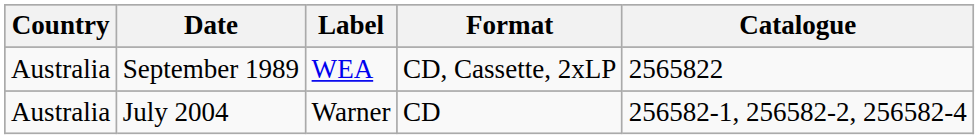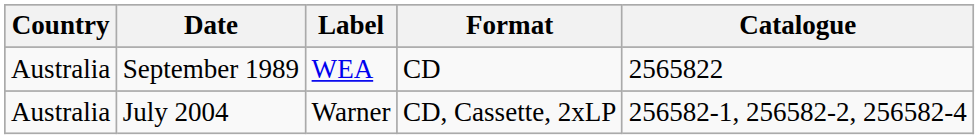(510, 68) CD, Cassette, 2xLP -> (422, 68) CD
(422, 111) CD -> (510, 111) CD, Cassette, 2xLP
